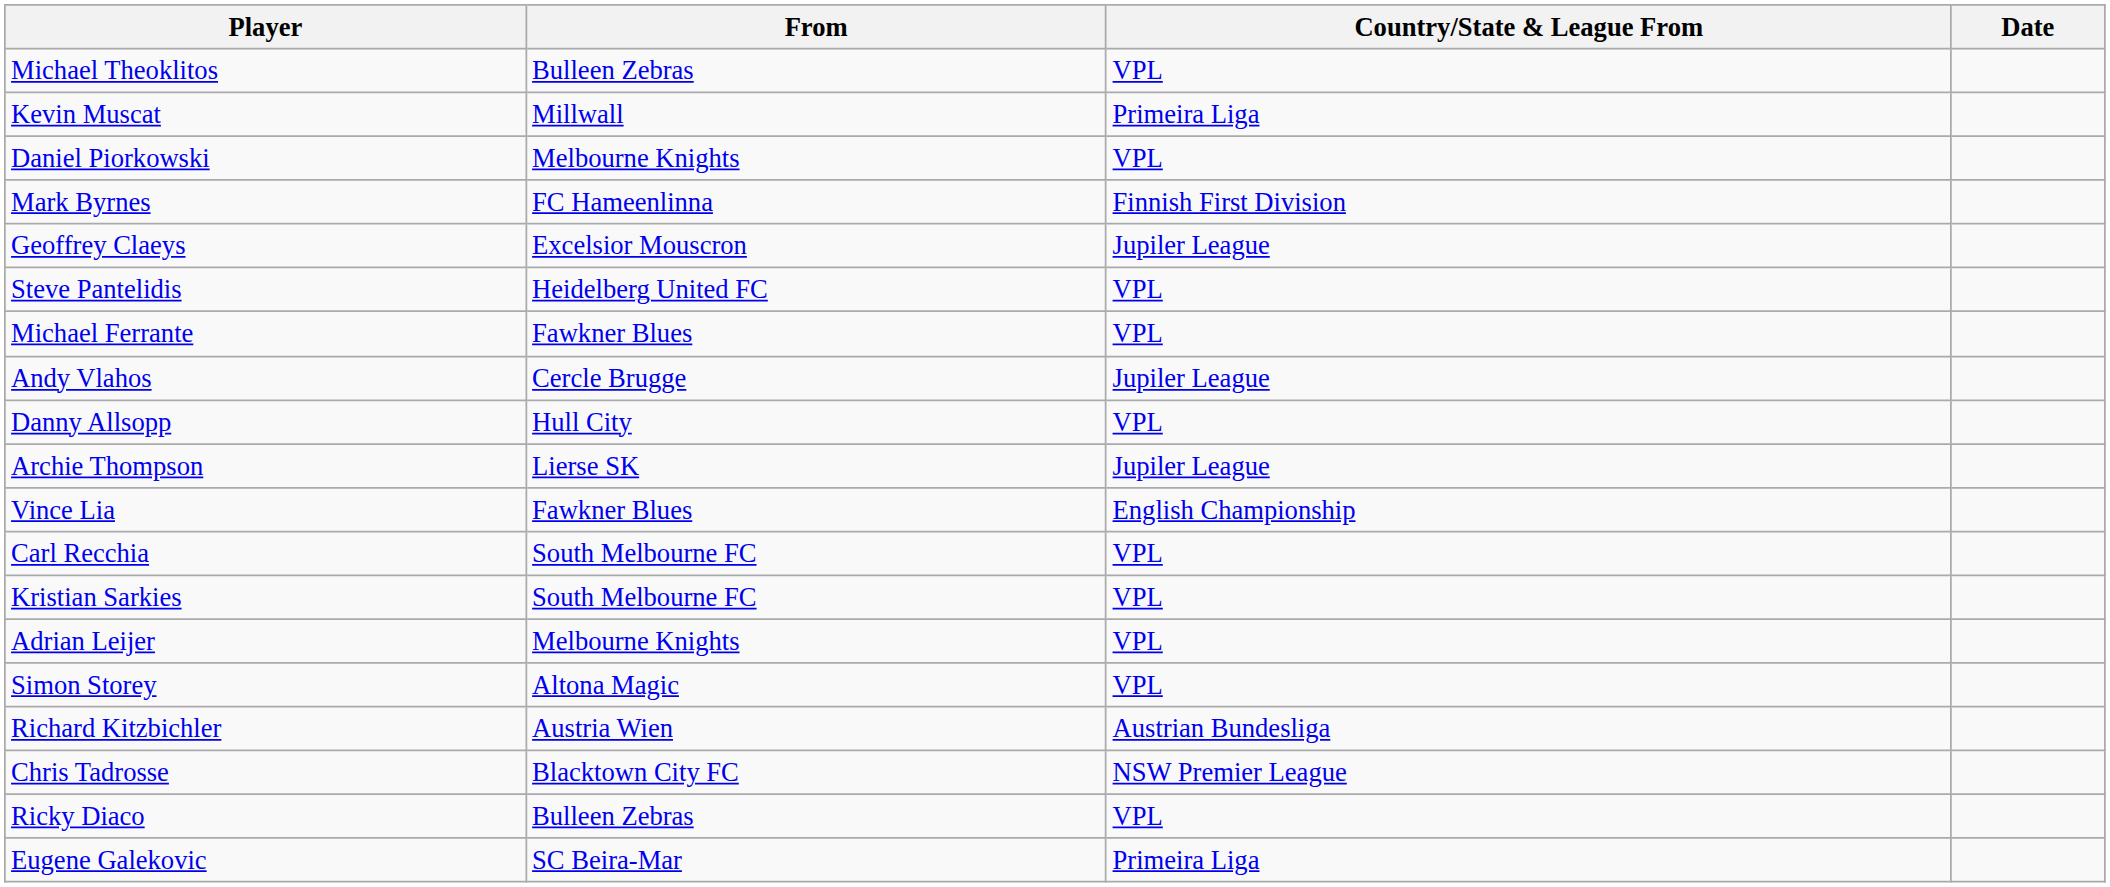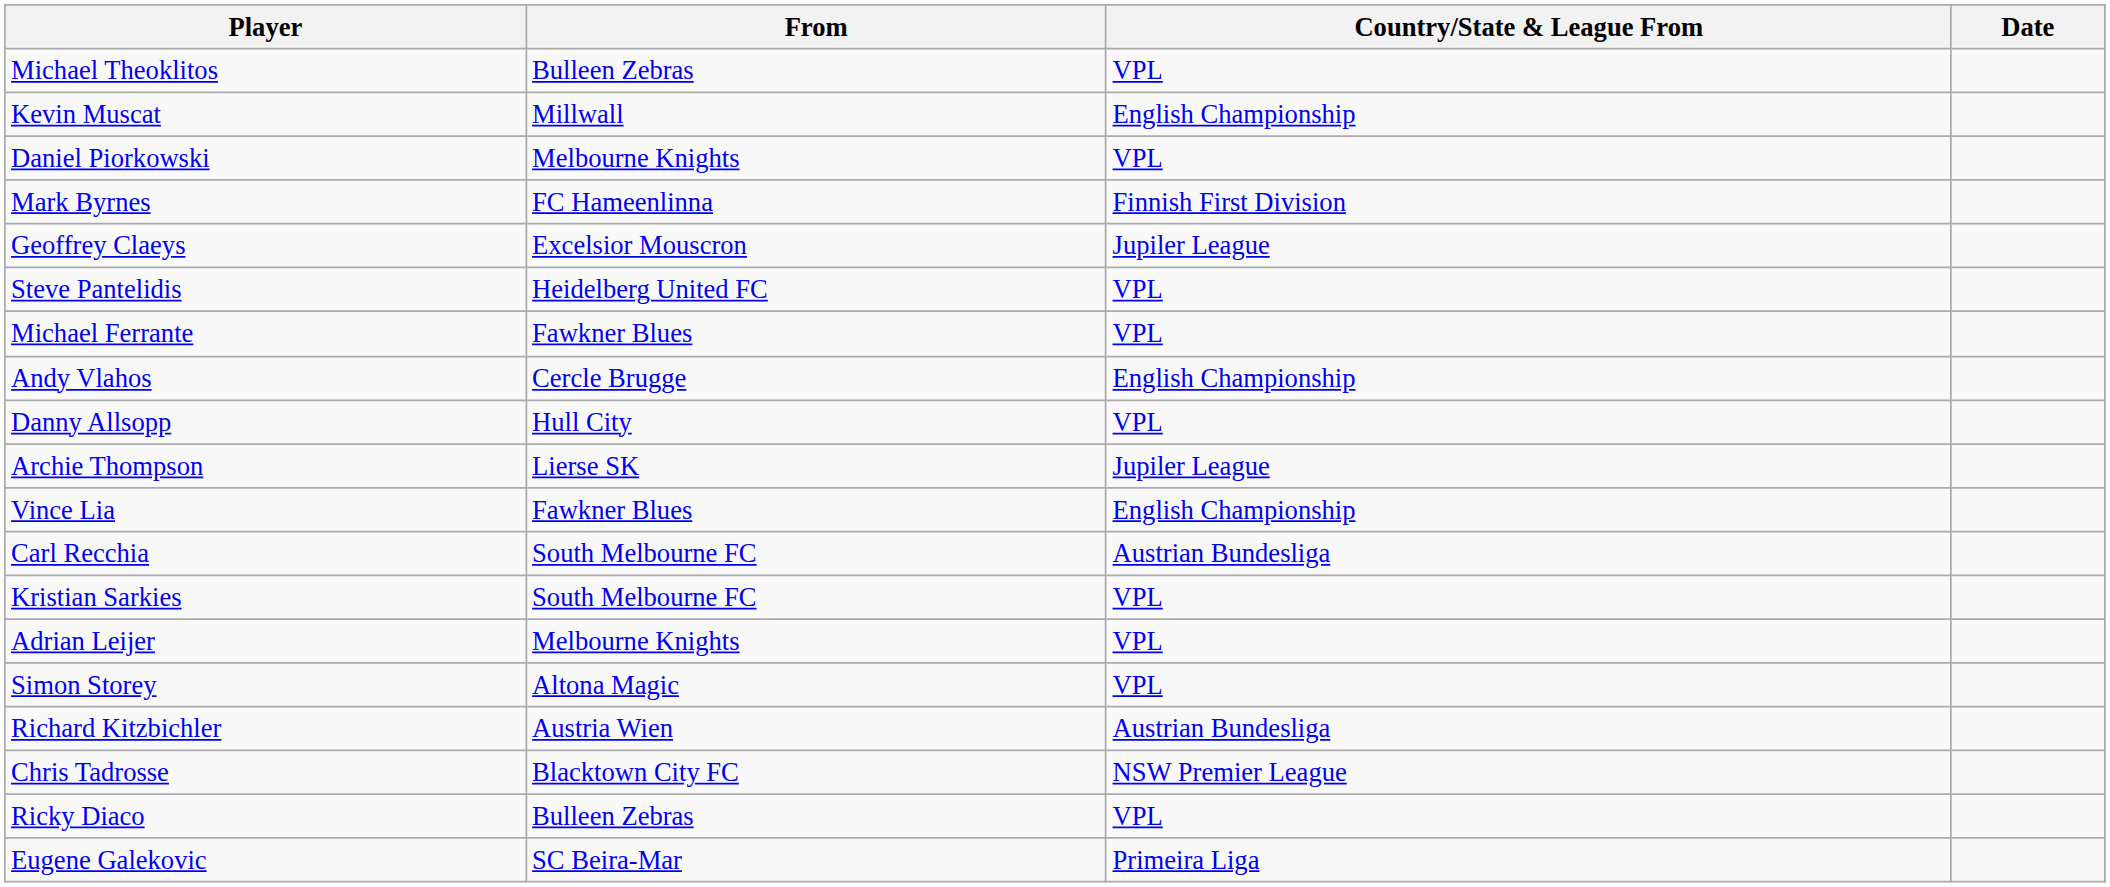(1186, 114) Primeira Liga -> (1234, 114) English Championship
(1191, 377) Jupiler League -> (1234, 377) English Championship
(1138, 552) VPL -> (1221, 552) Austrian Bundesliga
